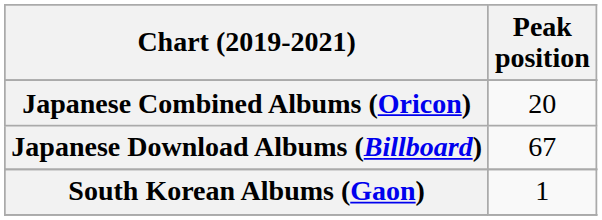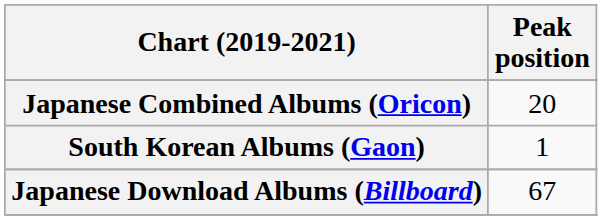rows swapped: (247, 147) <-> (247, 191)
